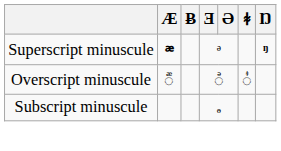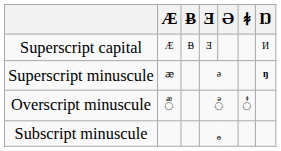+ row: (81, 47)
(169, 50) bold -> (169, 76) normal
